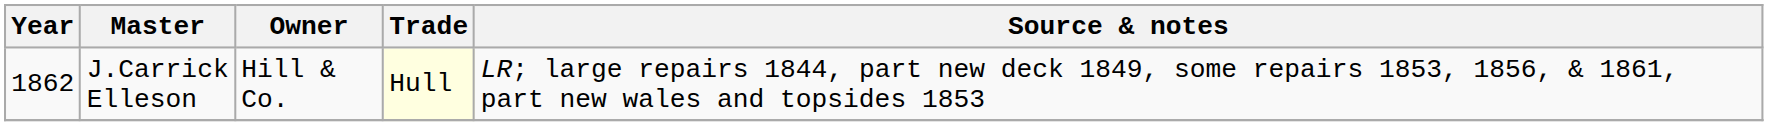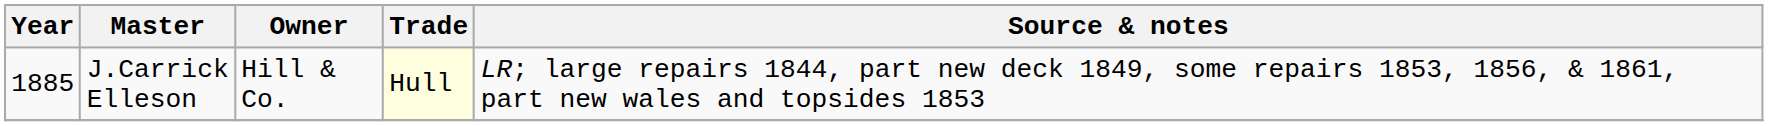(43, 84) 1862 -> (43, 84) 1885
